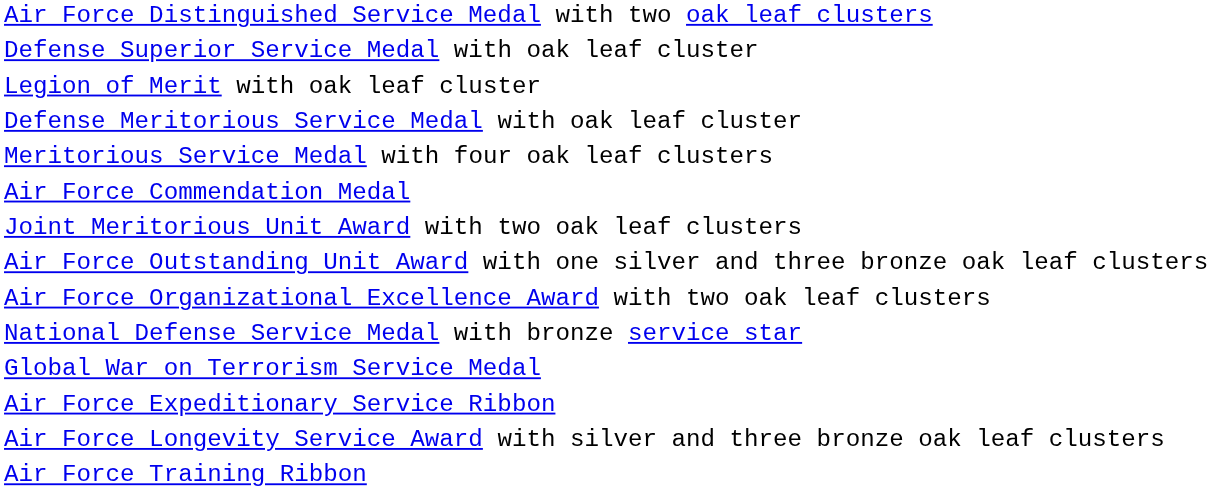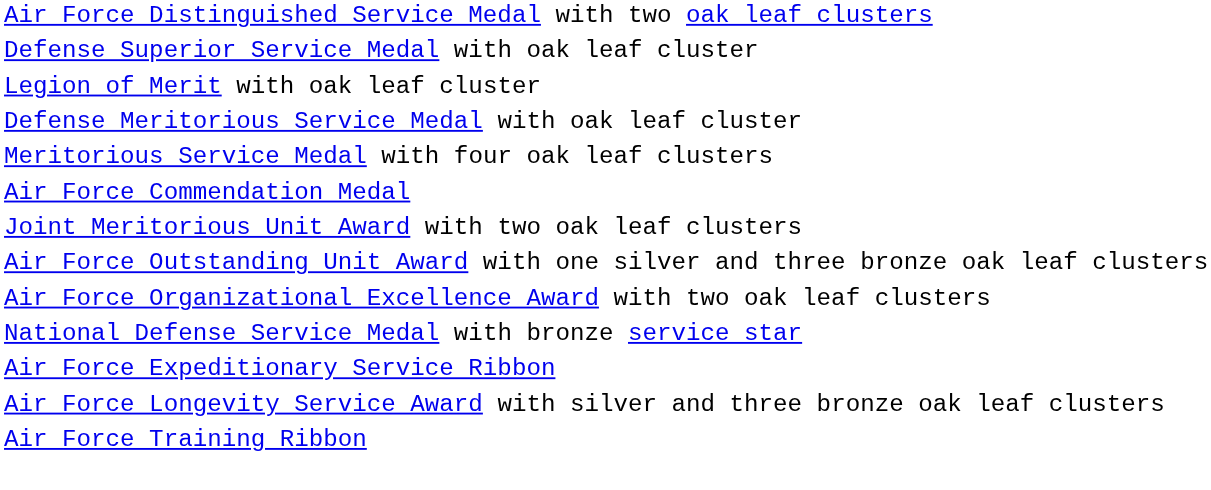- row: (272, 369)
